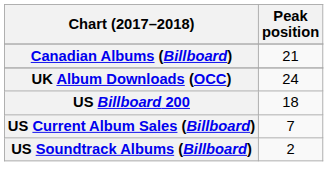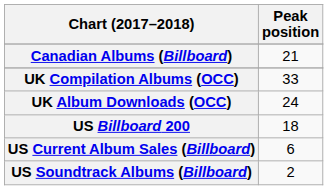+ row: (131, 79)
(291, 126) 7 -> (291, 149) 6
